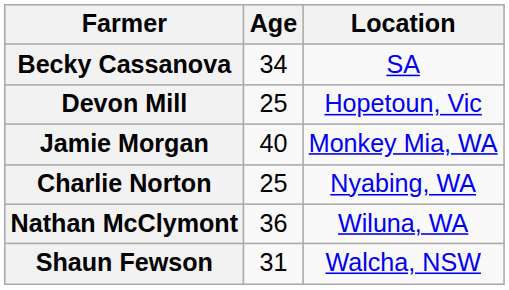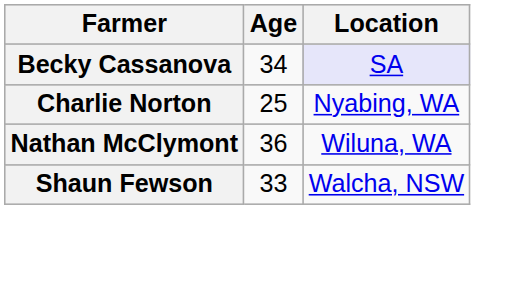(403, 64) no background -> (386, 64) lavender background
- row: (124, 104)
- row: (124, 143)
(273, 263) 31 -> (273, 183) 33
